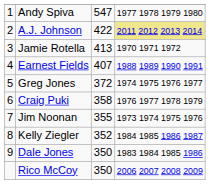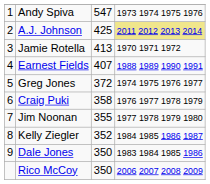(160, 13) 1977 1978 1979 1980 -> (160, 13) 1973 1974 1975 1976
(103, 30) 422 -> (103, 30) 425
(160, 118) 1973 1974 1975 1976 -> (160, 118) 1977 1978 1979 1980
